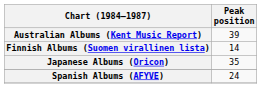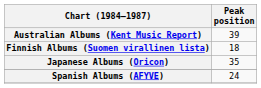(234, 49) 14 -> (234, 49) 18
